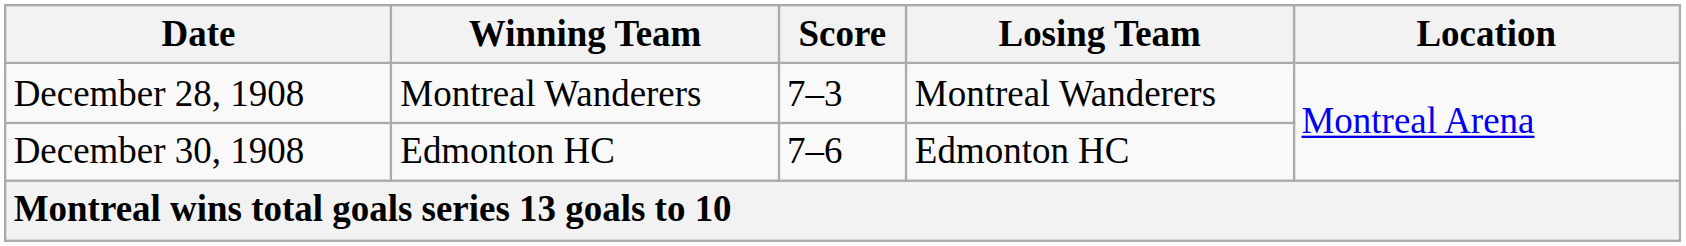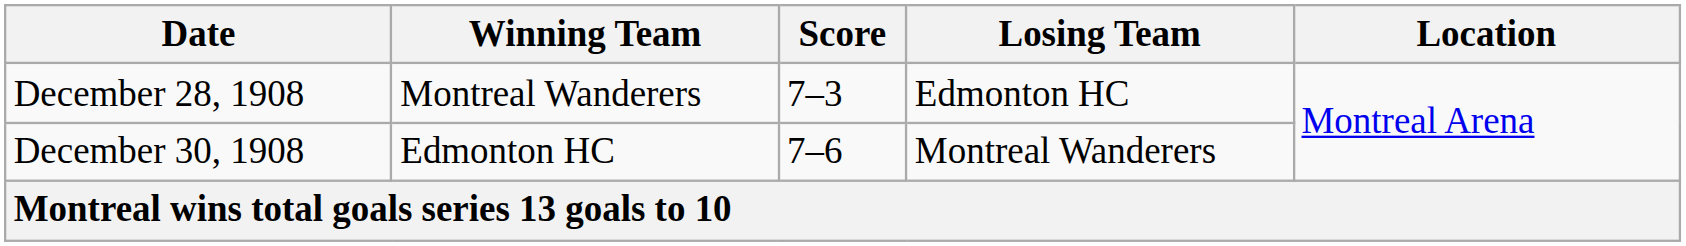(1065, 92) Montreal Wanderers -> (1022, 92) Edmonton HC
(1022, 151) Edmonton HC -> (1065, 151) Montreal Wanderers
